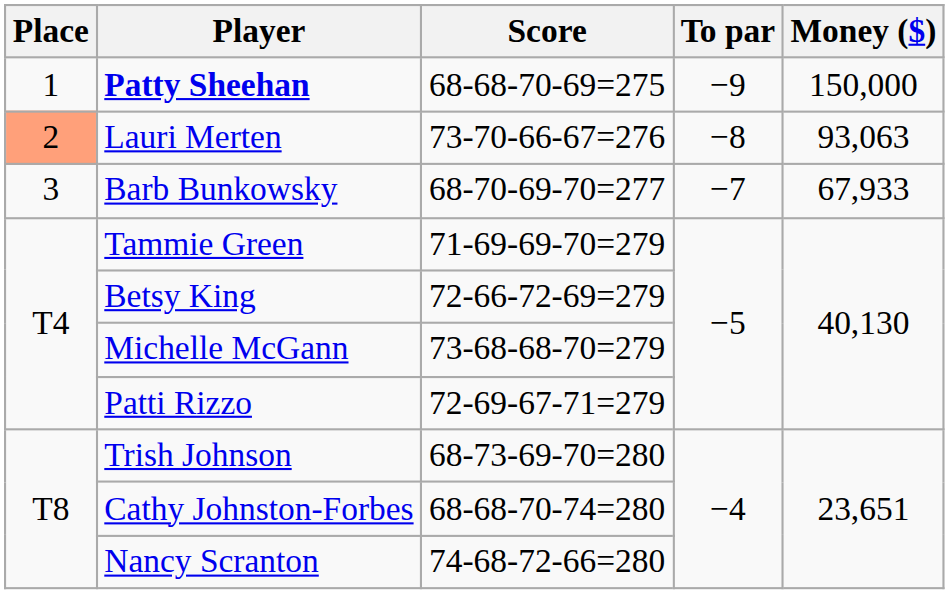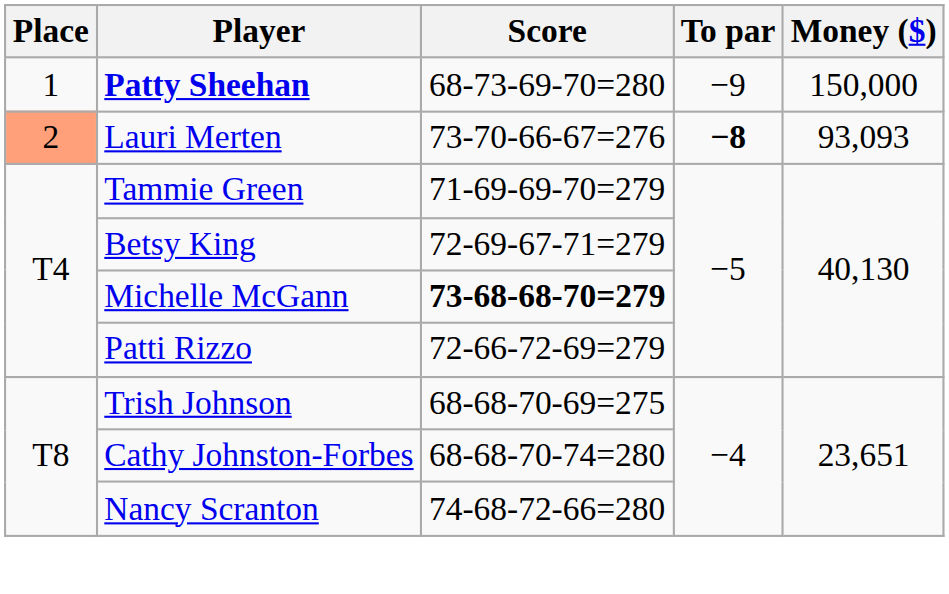(547, 84) 68-68-70-69=275 -> (547, 84) 68-73-69-70=280
(728, 137) normal -> (728, 137) bold
(863, 137) 93,063 -> (864, 137) 93,093
- row: (221, 190)
(547, 296) 72-66-72-69=279 -> (547, 243) 72-69-67-71=279
(547, 349) normal -> (547, 296) bold
(547, 402) 72-69-67-71=279 -> (547, 349) 72-66-72-69=279
(547, 455) 68-73-69-70=280 -> (547, 402) 68-68-70-69=275
